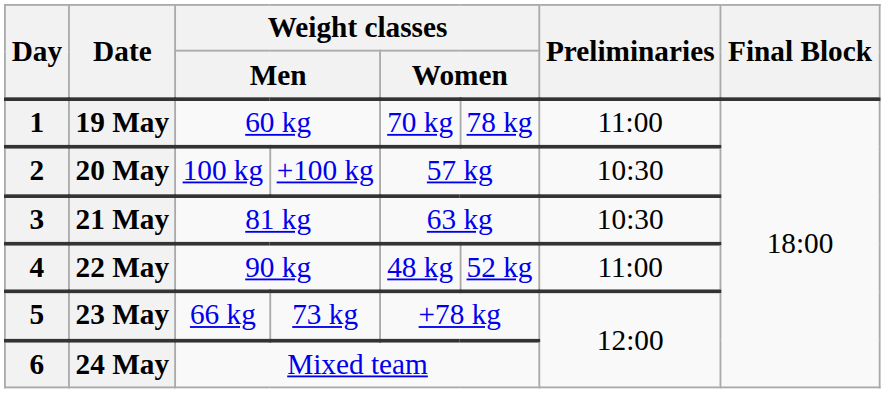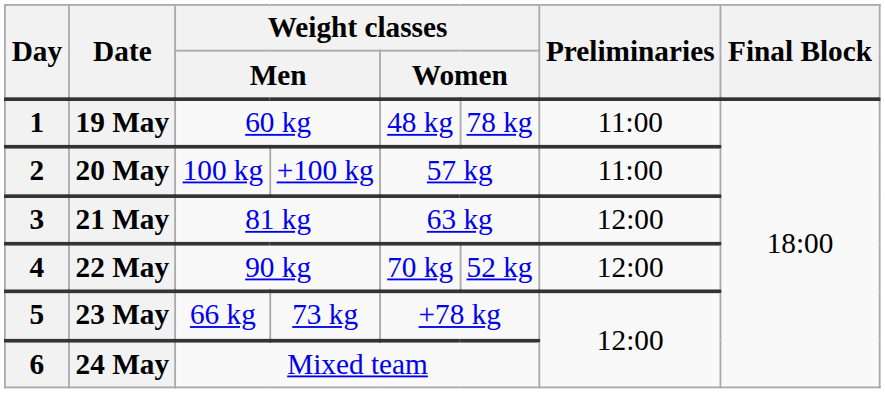(420, 122) 70 kg -> (420, 122) 48 kg
(630, 170) 10:30 -> (630, 170) 11:00
(630, 218) 10:30 -> (630, 218) 12:00
(420, 267) 48 kg -> (420, 267) 70 kg
(630, 267) 11:00 -> (630, 267) 12:00
